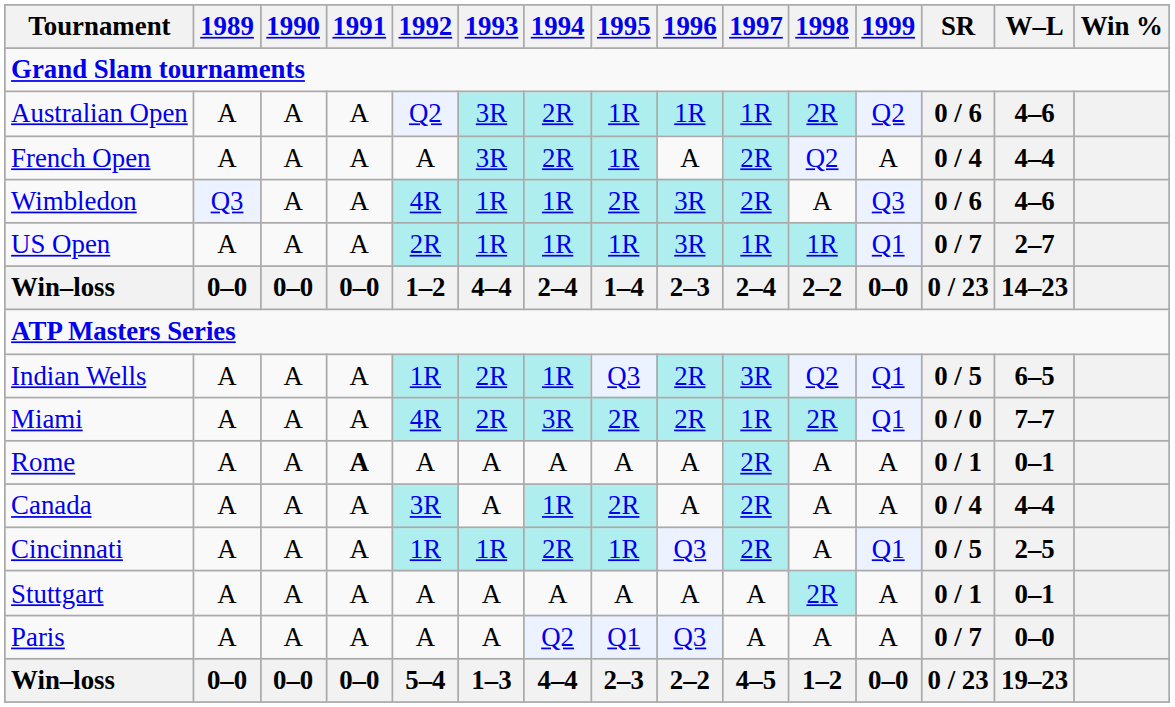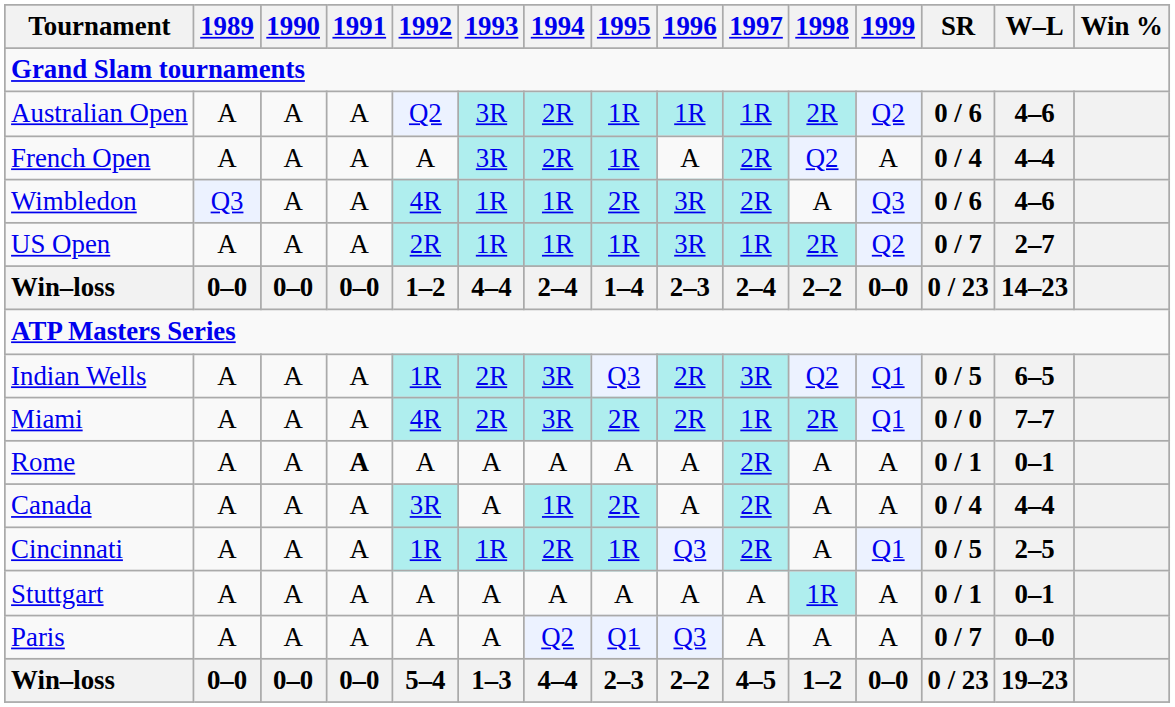(822, 243) 1R -> (822, 243) 2R
(888, 243) Q1 -> (888, 243) Q2
(558, 374) 1R -> (558, 374) 3R
(822, 592) 2R -> (822, 592) 1R
